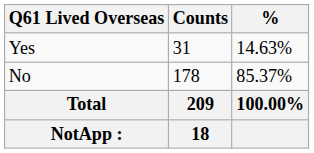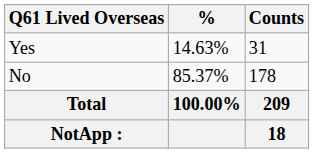columns swapped: (200, 18) <-> (270, 18)
